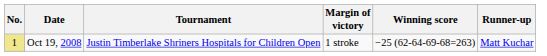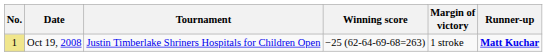columns swapped: (425, 19) <-> (348, 19)
(507, 43) normal -> (510, 43) bold
